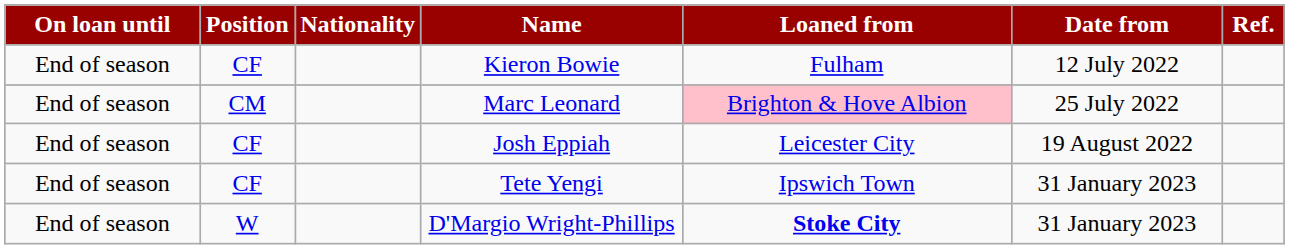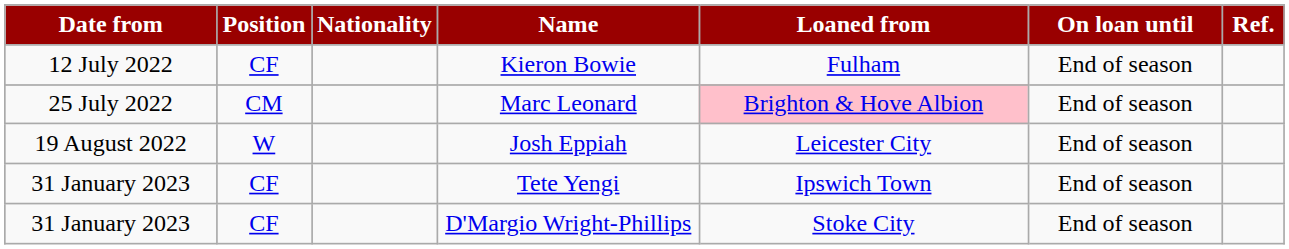columns swapped: (1117, 24) <-> (102, 24)
(247, 143) CF -> (264, 143) W
(247, 223) W -> (264, 223) CF
(847, 223) bold -> (863, 223) normal
